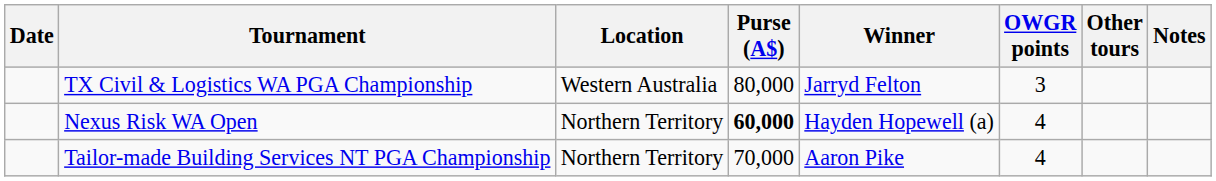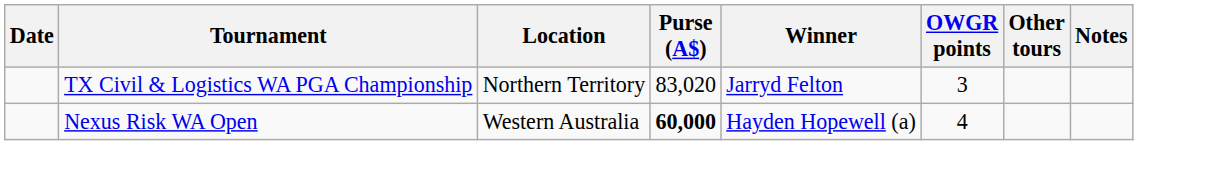(639, 85) Western Australia -> (564, 85) Northern Territory
(764, 85) 80,000 -> (686, 85) 83,020
(642, 121) Northern Territory -> (561, 121) Western Australia
- row: (307, 157)
